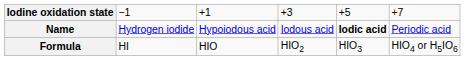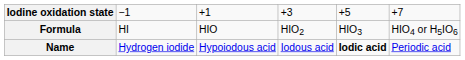rows swapped: (60, 29) <-> (60, 46)
